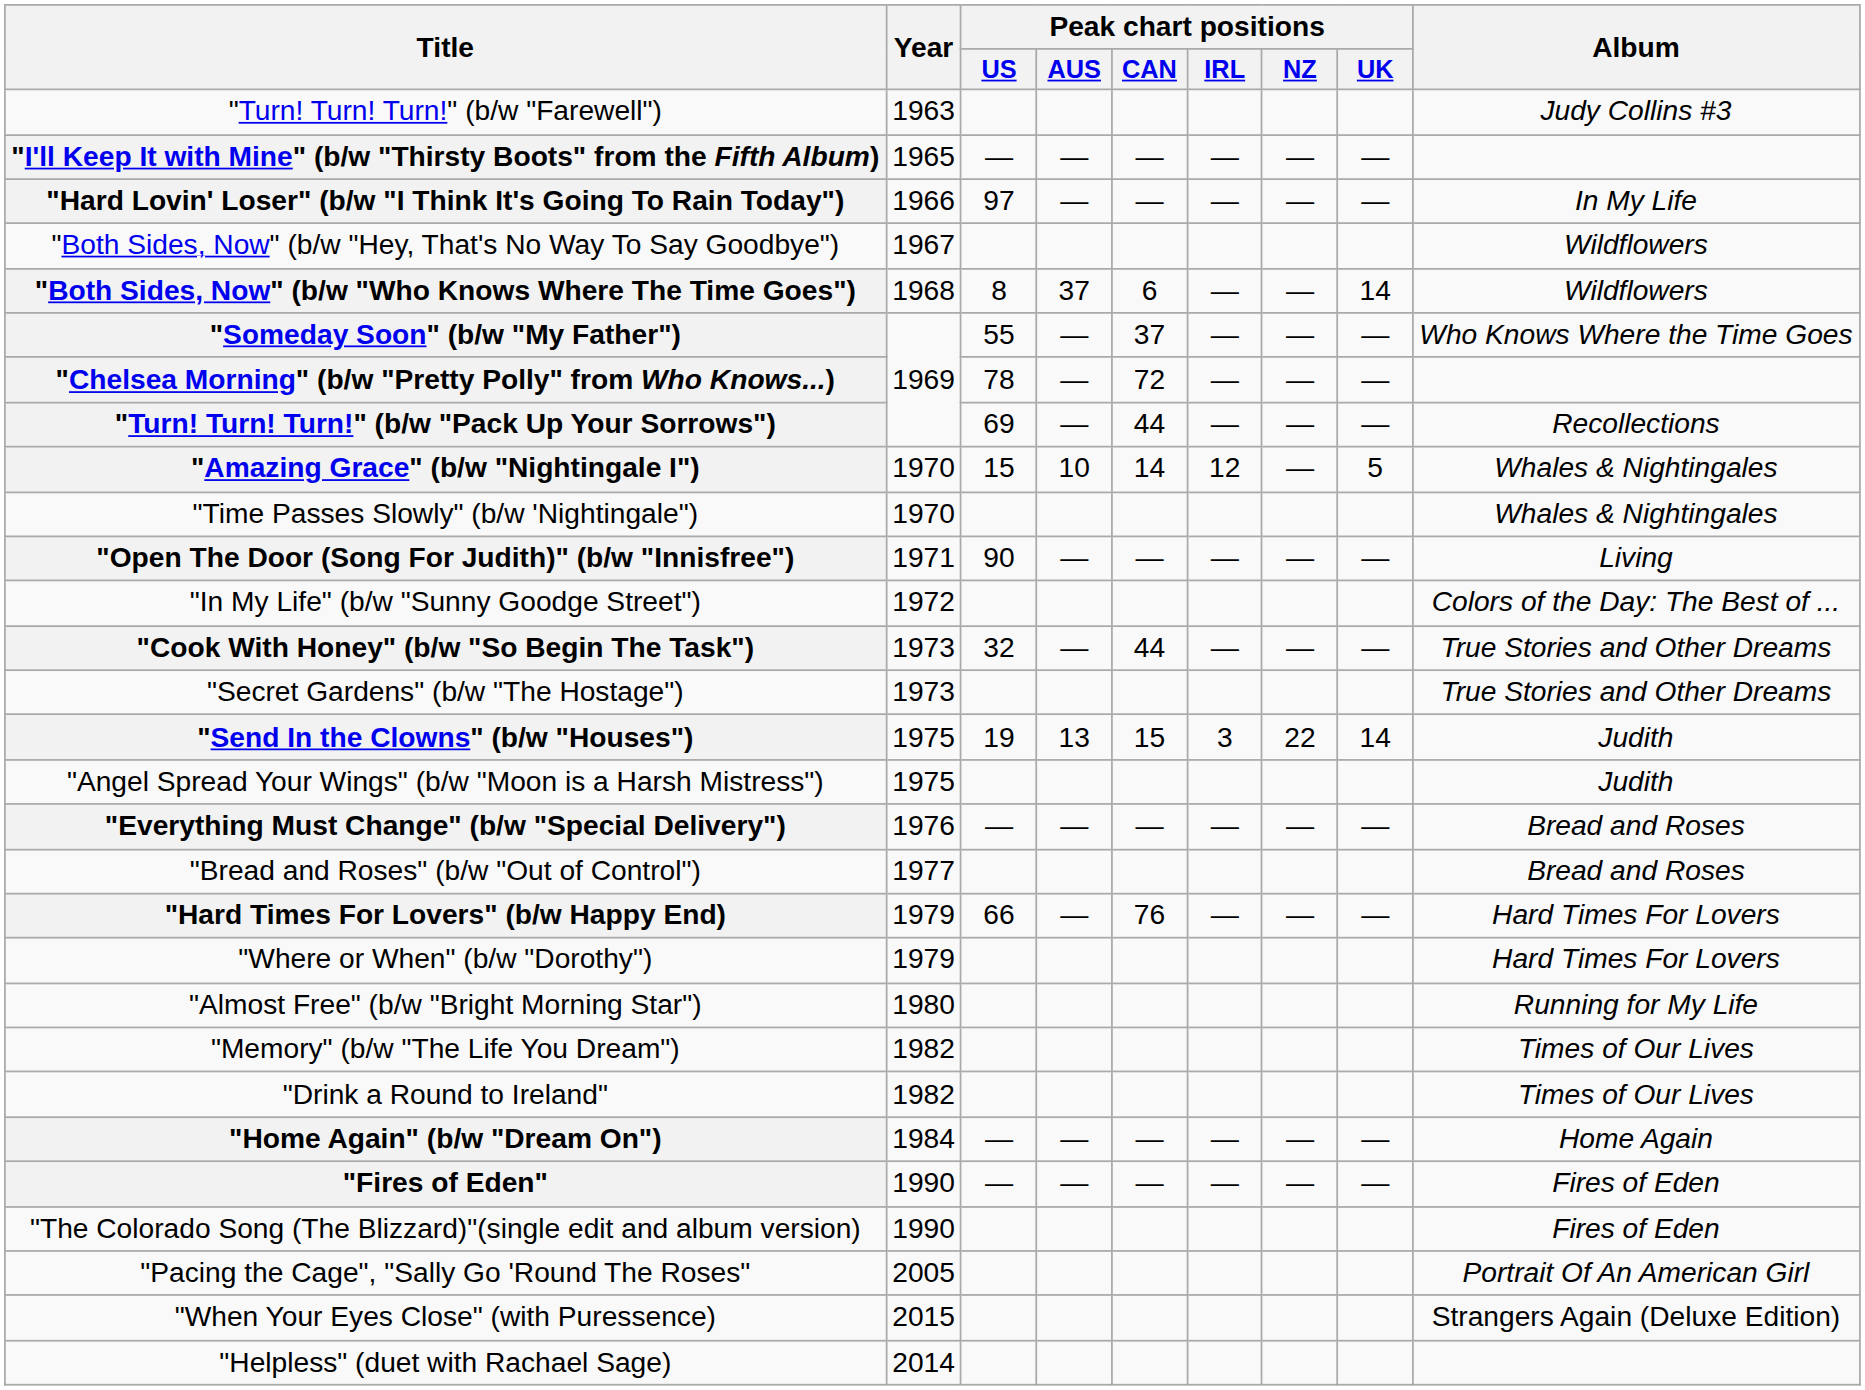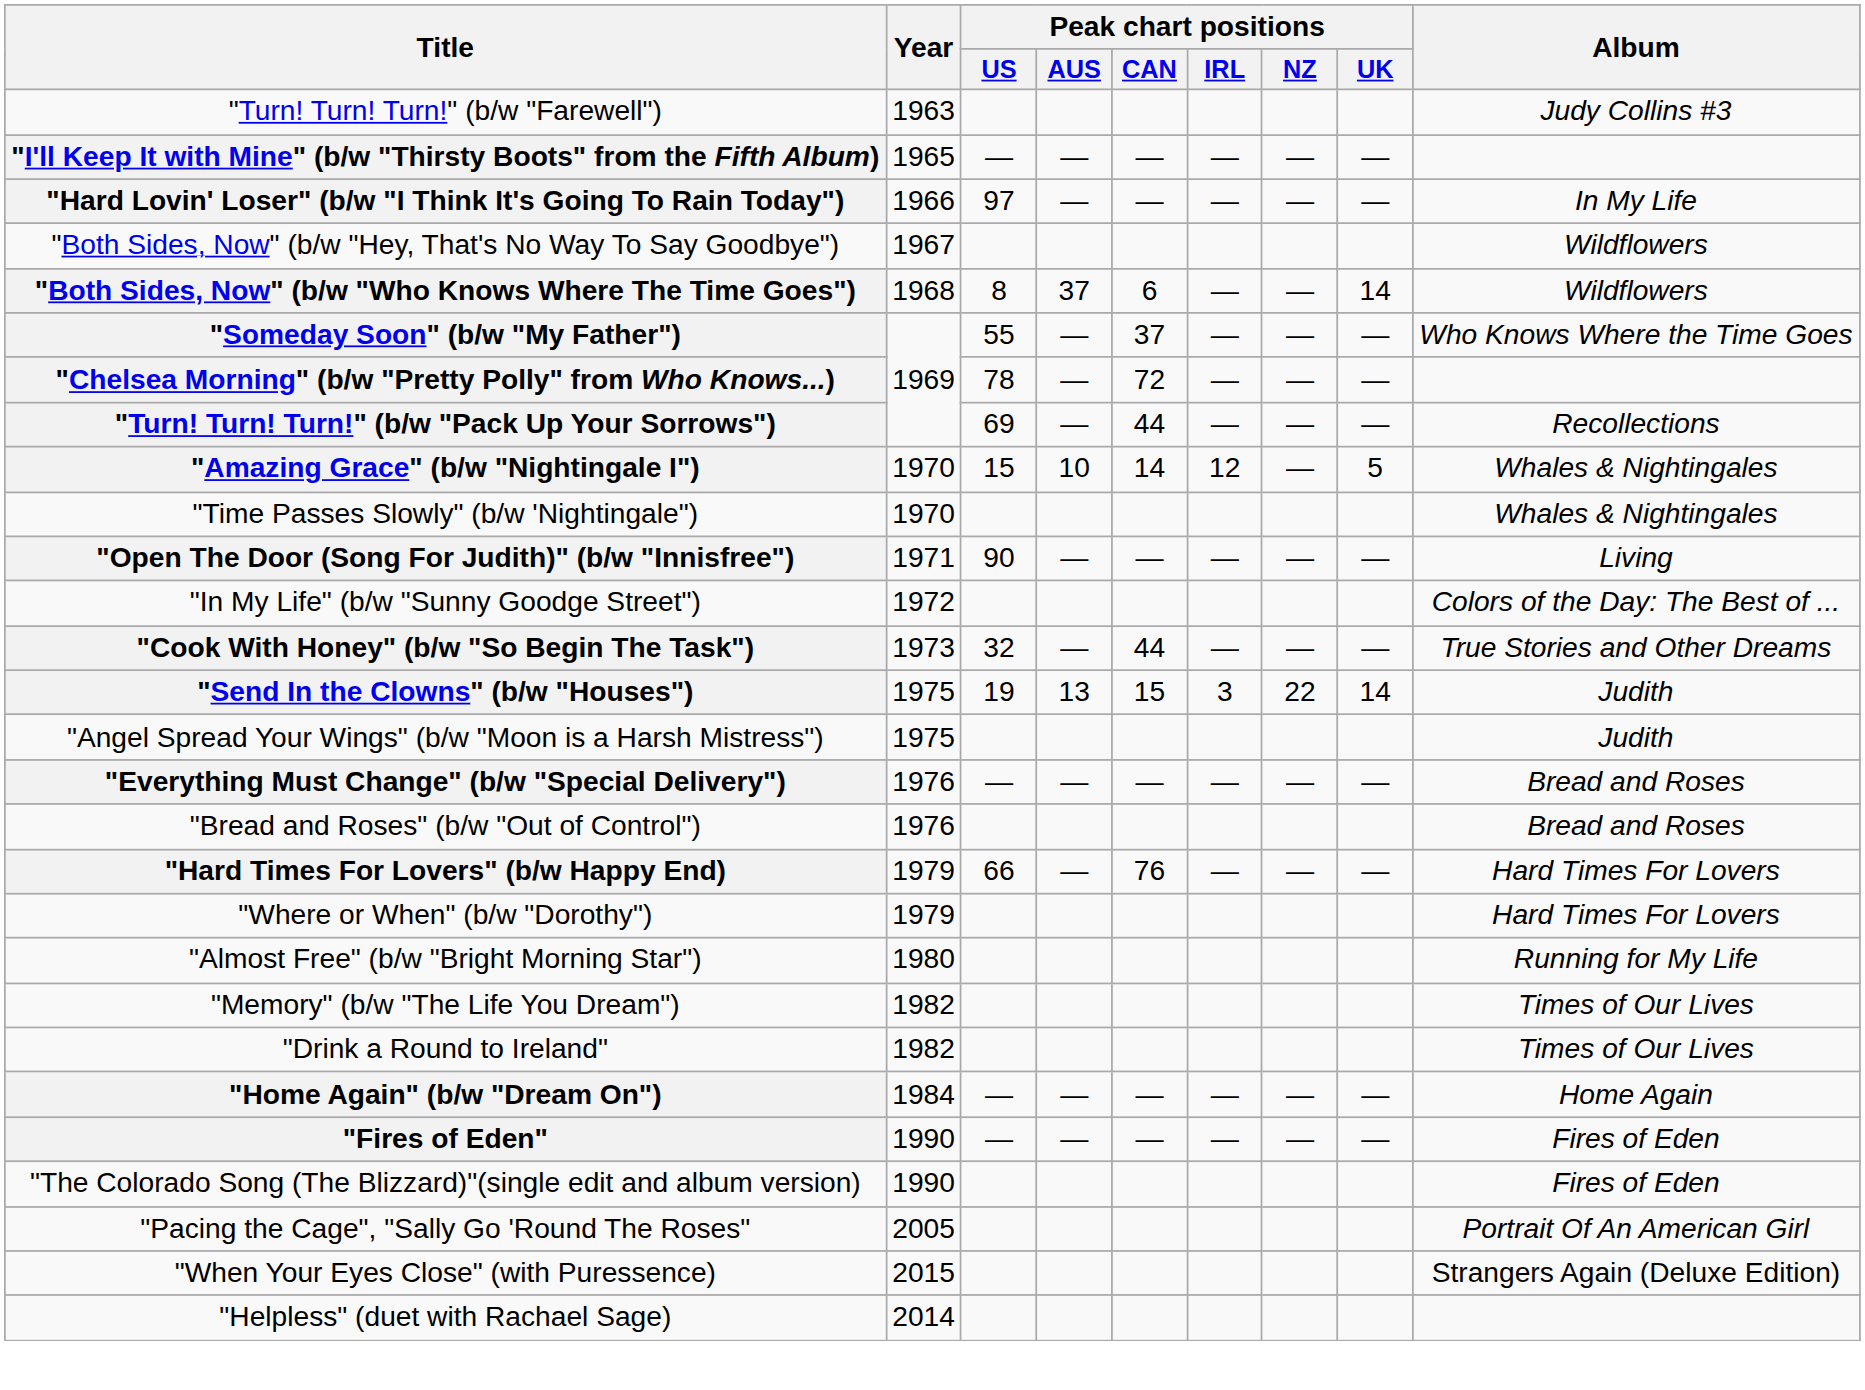- row: (445, 692)
(924, 870) 1977 -> (924, 826) 1976
